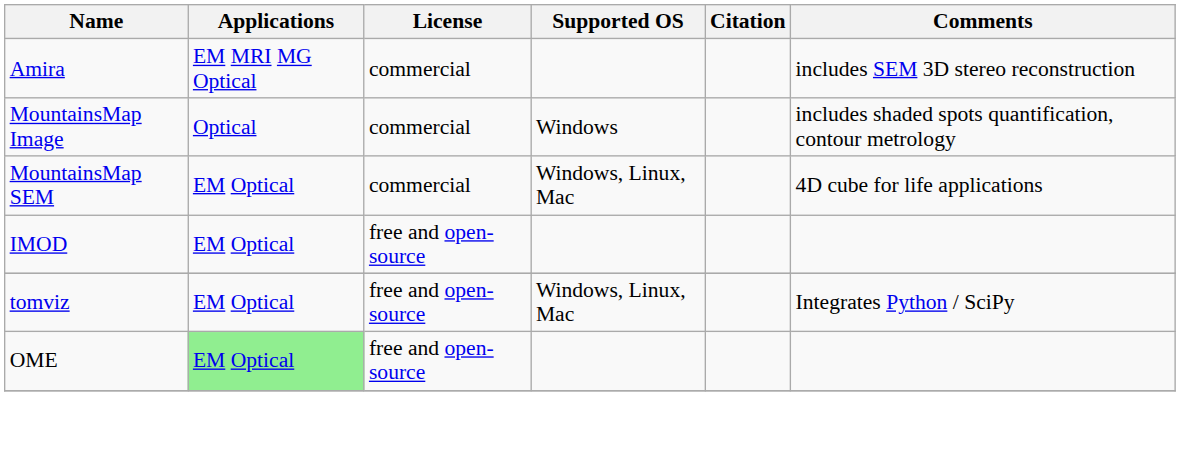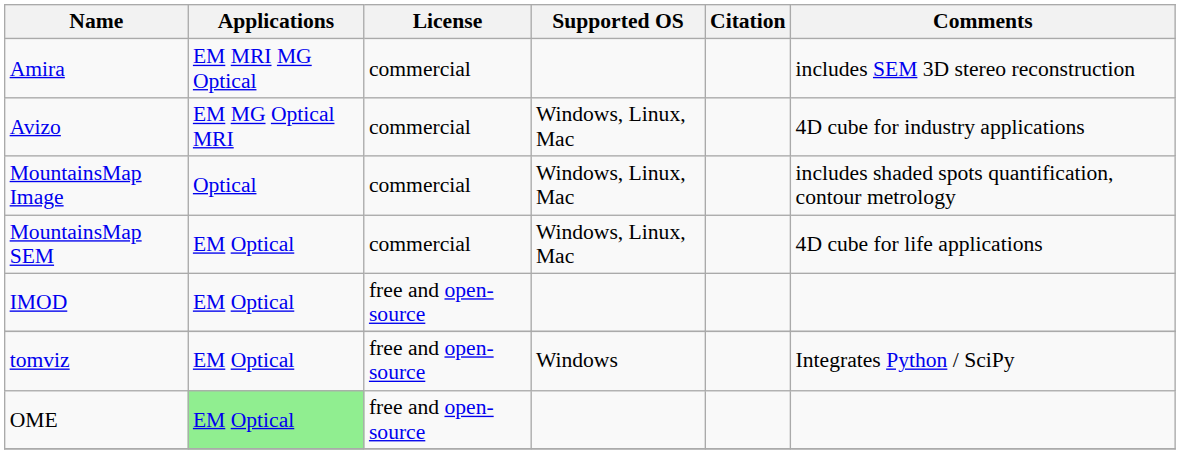+ row: (35, 126)
(577, 126) Windows -> (611, 185) Windows, Linux, Mac
(611, 302) Windows, Linux, Mac -> (577, 360) Windows
